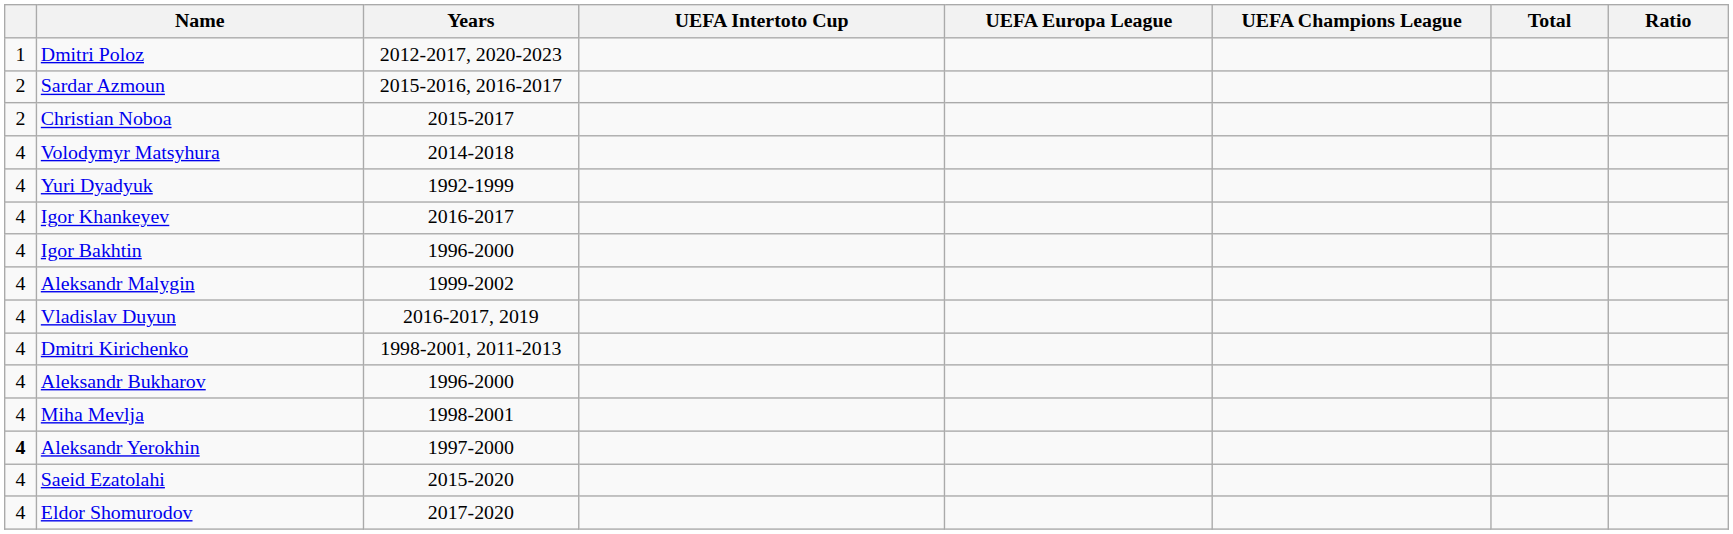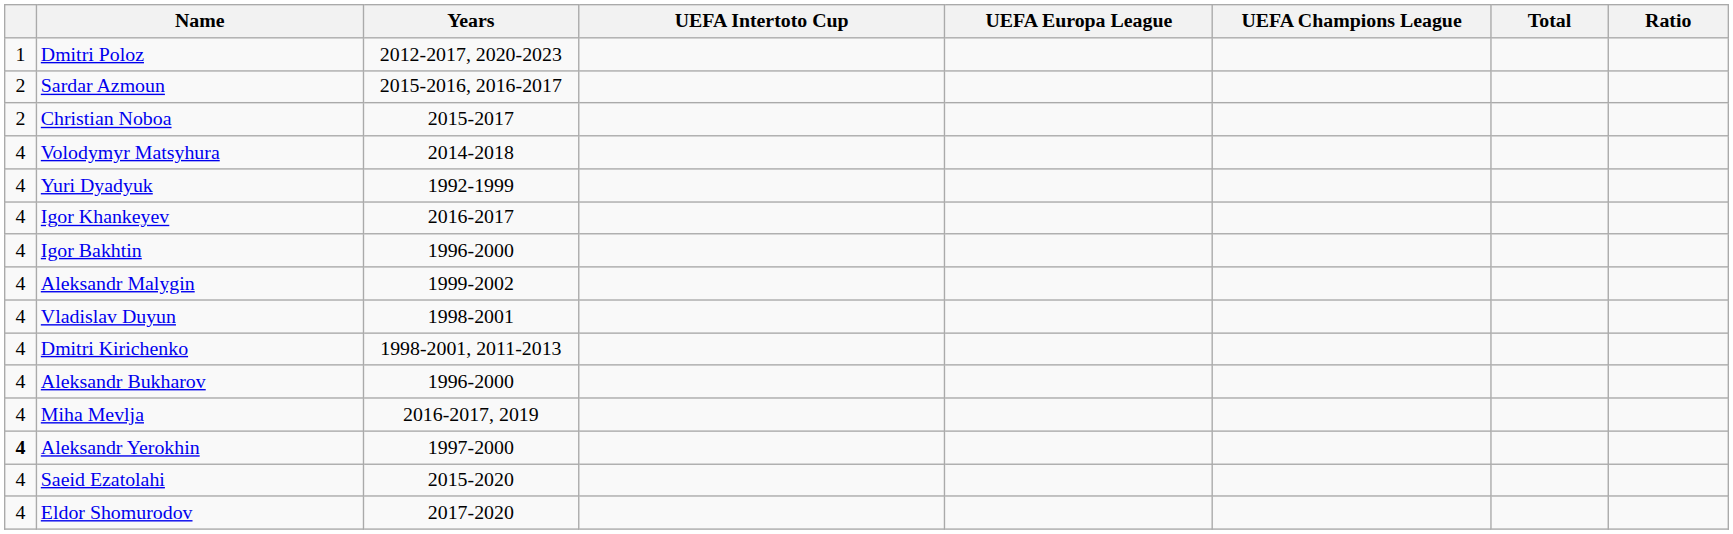(471, 316) 2016-2017, 2019 -> (471, 316) 1998-2001
(471, 414) 1998-2001 -> (471, 414) 2016-2017, 2019
